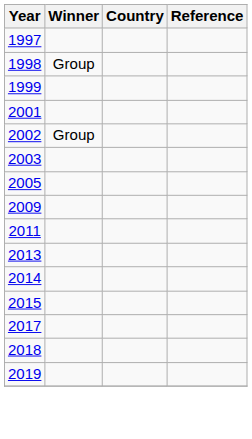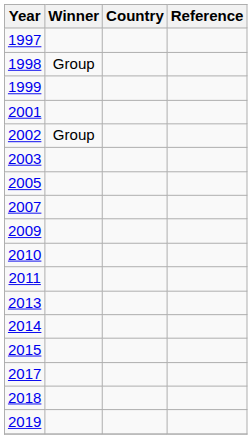+ row: (25, 207)
+ row: (25, 254)
